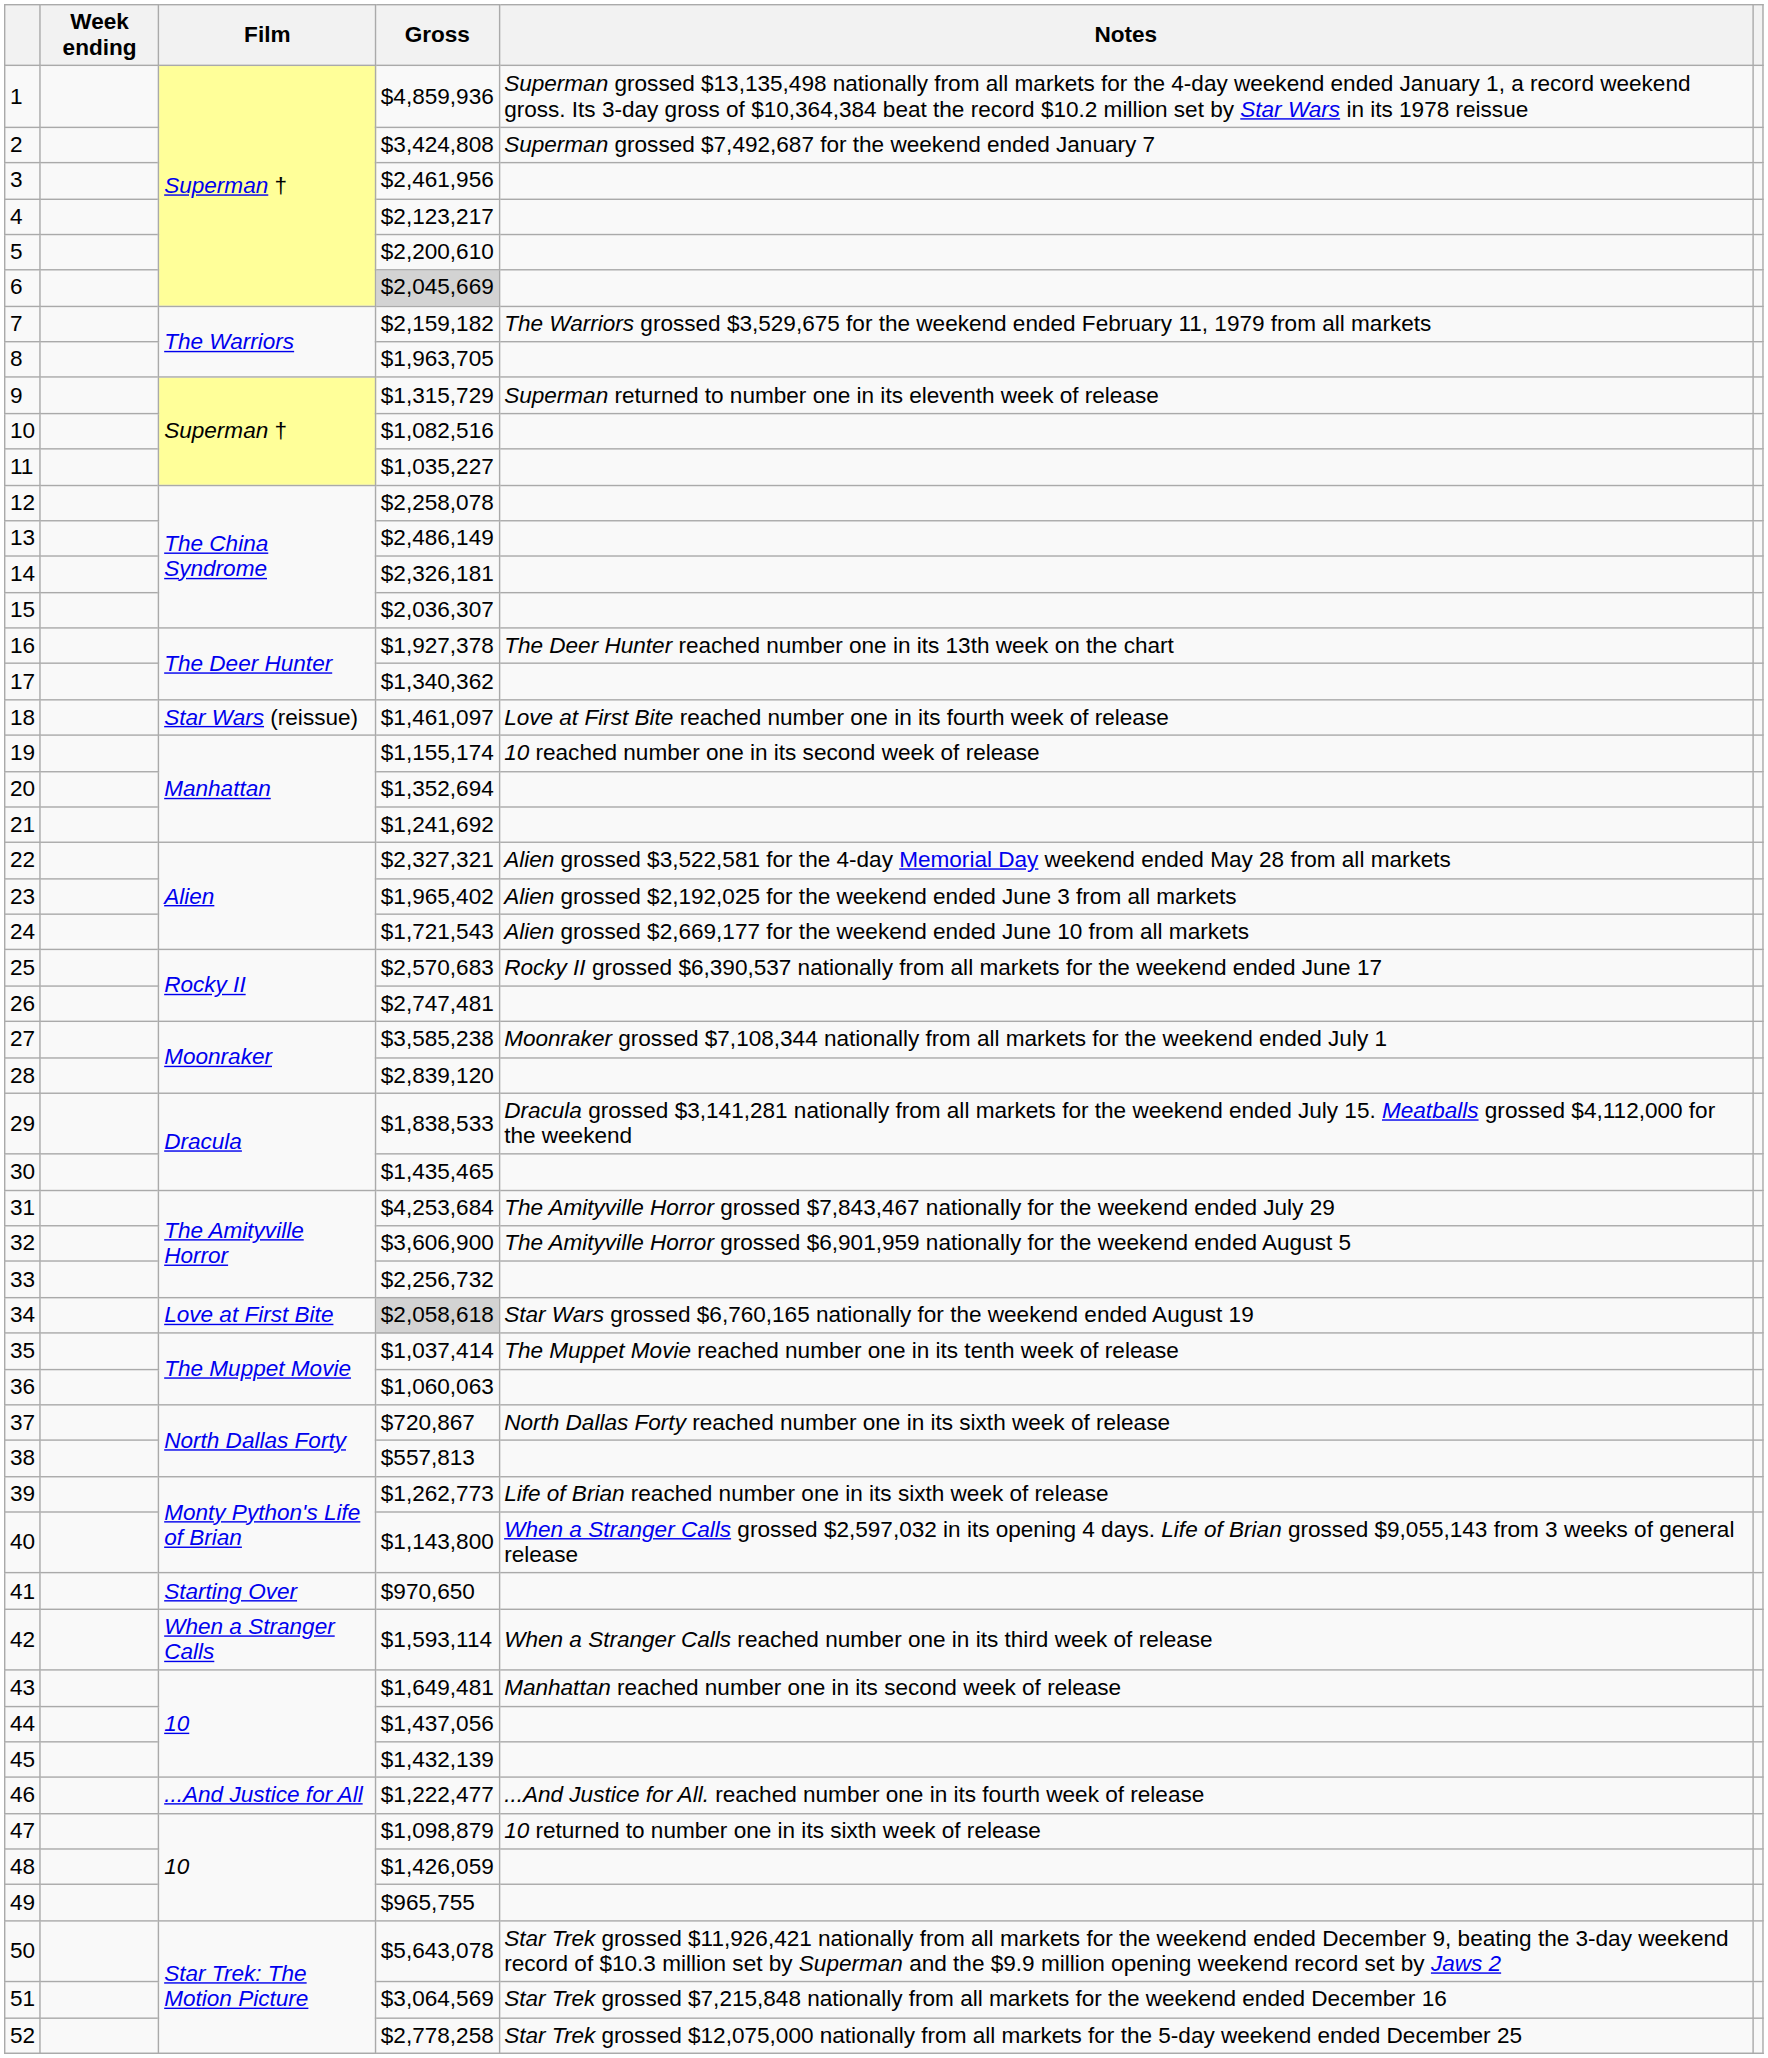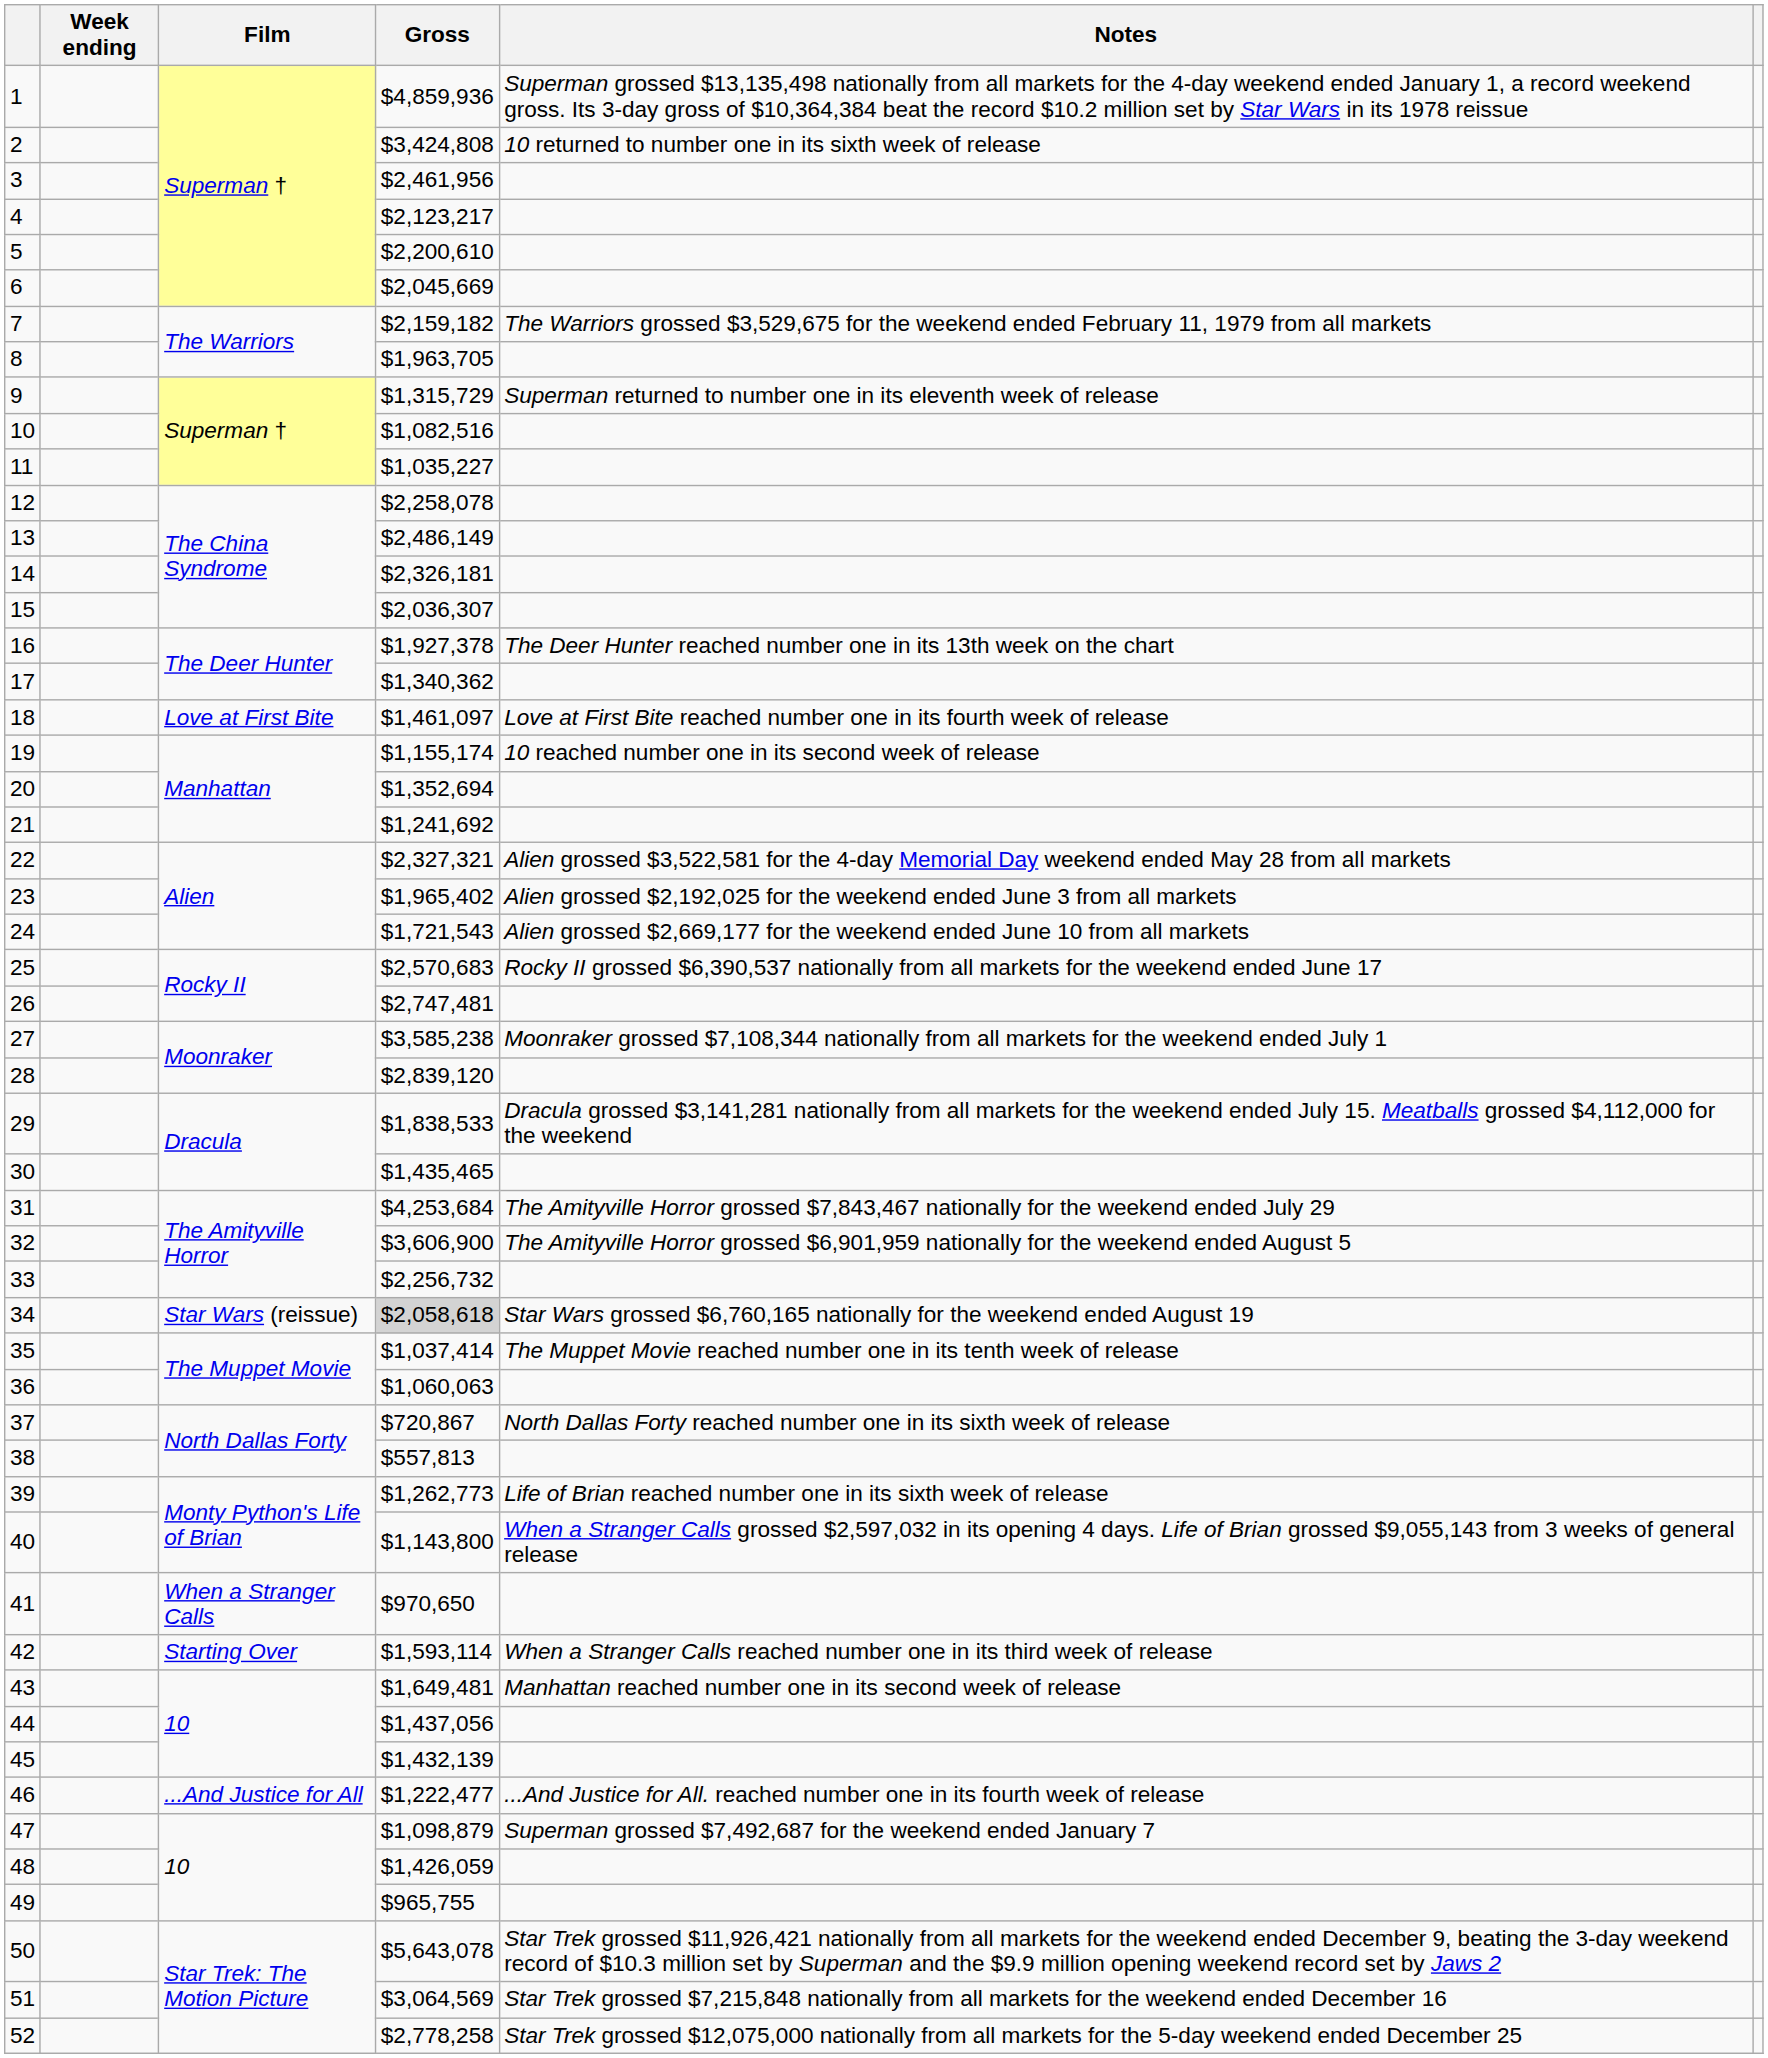(830, 144) Superman grossed $7,492,687 for the weekend ended January 7 -> (772, 144) 10 returned to number one in its sixth week of release
(437, 287) lightgrey background -> (437, 287) no background
(261, 717) Star Wars (reissue) -> (249, 717) Love at First Bite
(249, 1315) Love at First Bite -> (261, 1315) Star Wars (reissue)
(231, 1590) Starting Over -> (249, 1603) When a Stranger Calls
(249, 1639) When a Stranger Calls -> (231, 1651) Starting Over
(772, 1830) 10 returned to number one in its sixth week of release -> (830, 1830) Superman grossed $7,492,687 for the weekend ended January 7
